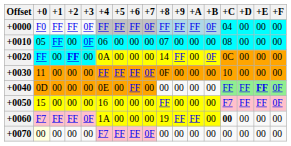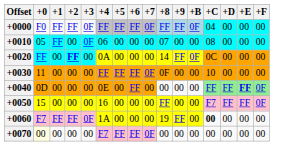- column: (196, 12)
